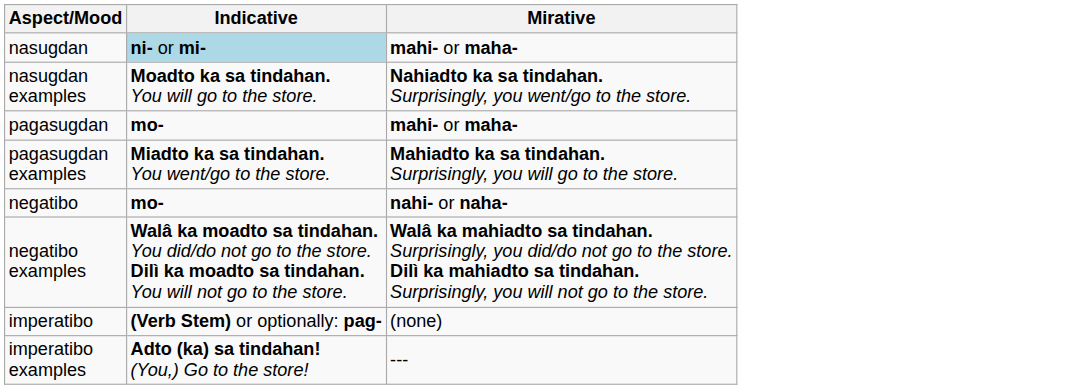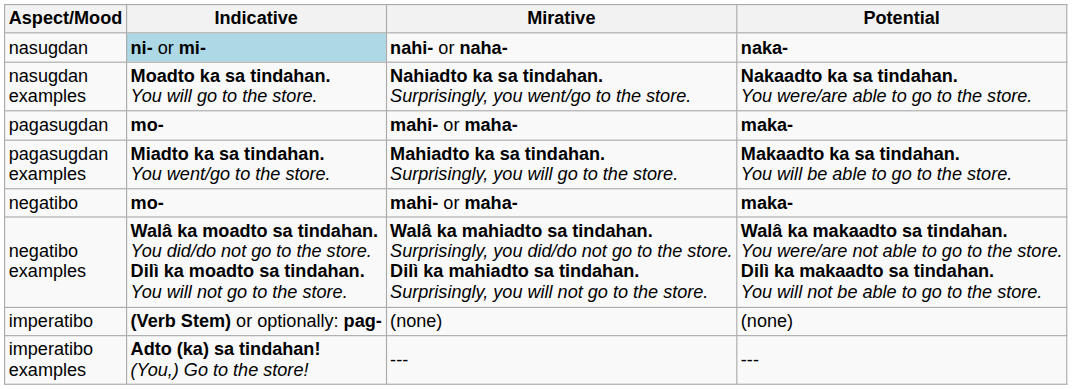+ column: (902, 18)
(454, 47) mahi- or maha- -> (449, 47) nahi- or naha-
(449, 202) nahi- or naha- -> (454, 202) mahi- or maha-
